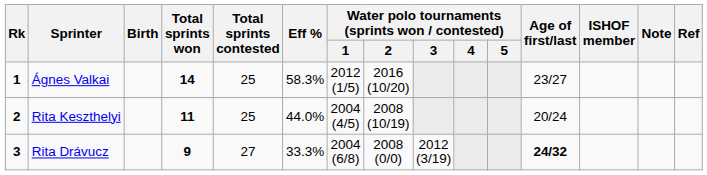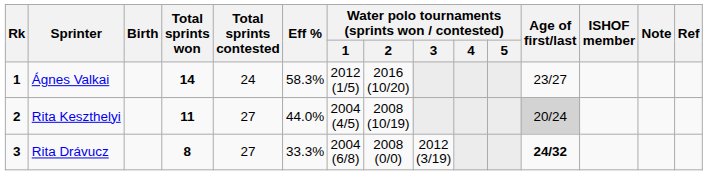(248, 79) 25 -> (248, 79) 24
(248, 115) 25 -> (248, 115) 27
(550, 115) no background -> (550, 115) lightgrey background
(187, 152) 9 -> (187, 152) 8
